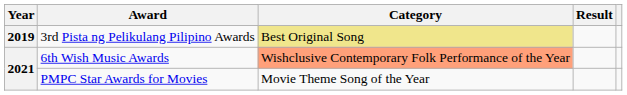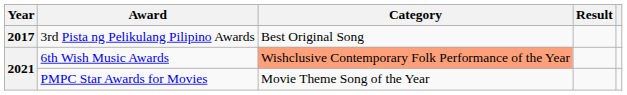(21, 36) 2019 -> (21, 36) 2017
(312, 36) khaki background -> (312, 36) no background
